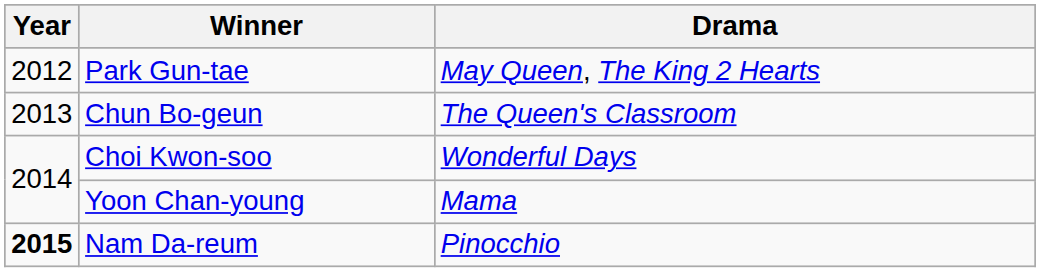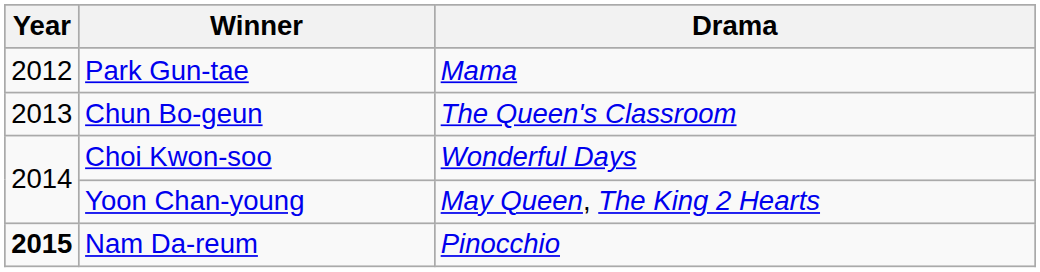(630, 69) May Queen, The King 2 Hearts -> (479, 69) Mama
(479, 200) Mama -> (630, 200) May Queen, The King 2 Hearts
